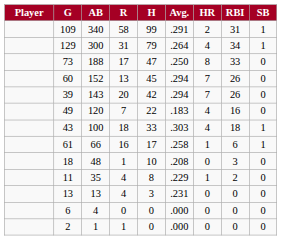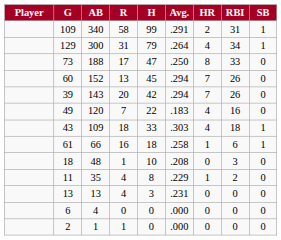(96, 128) 100 -> (96, 128) 109
(151, 144) 17 -> (151, 144) 18
